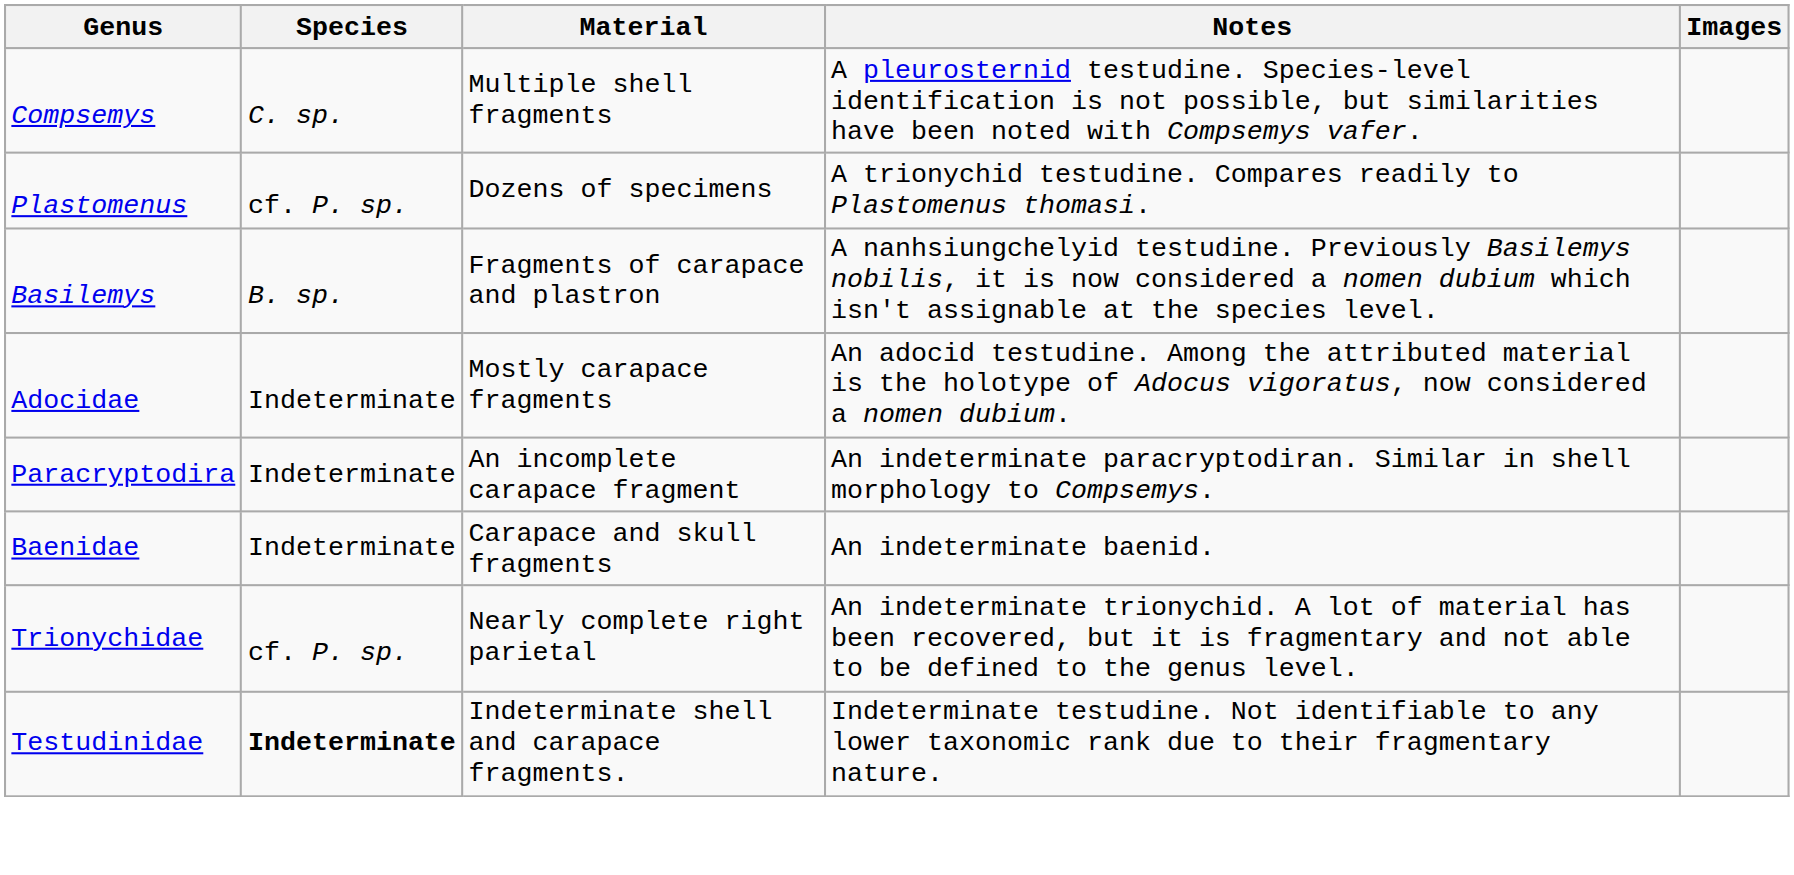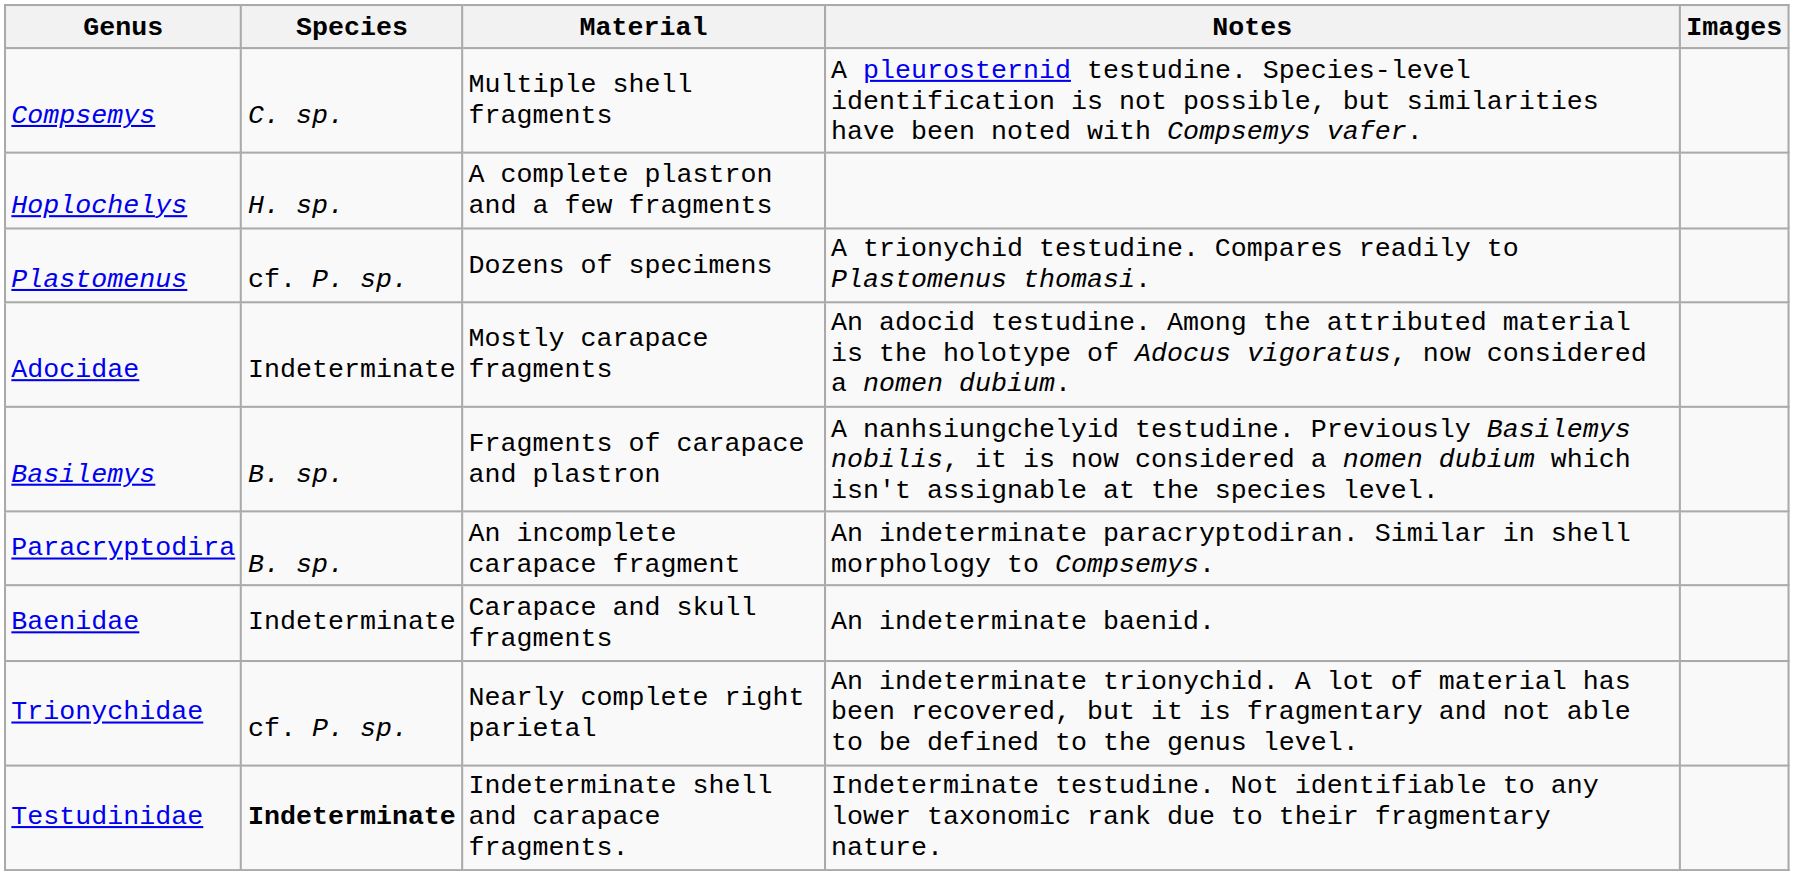+ row: (99, 206)
rows swapped: (75, 400) <-> (83, 295)
(352, 475) Indeterminate -> (296, 564) B. sp.
